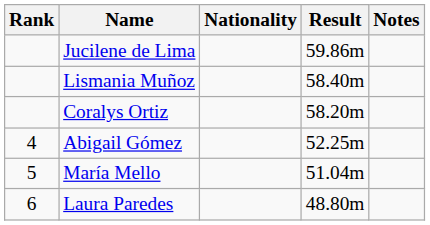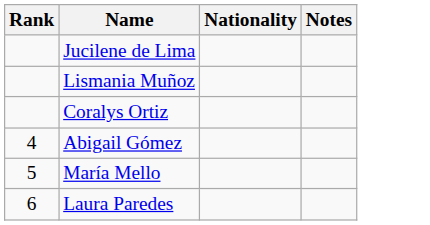- column: (335, 19)
